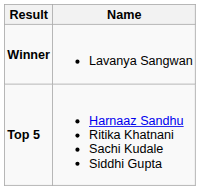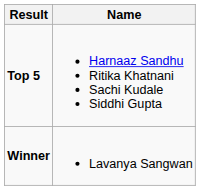rows swapped: (29, 54) <-> (24, 135)
